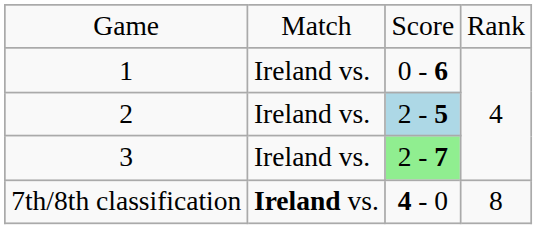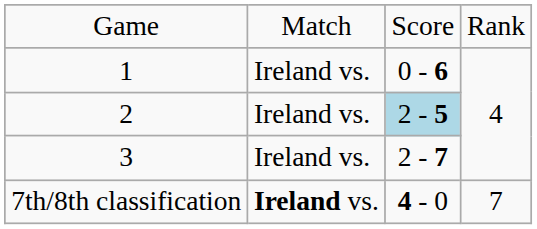(423, 157) lightgreen background -> (423, 157) no background
(496, 200) 8 -> (496, 200) 7
